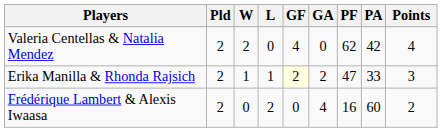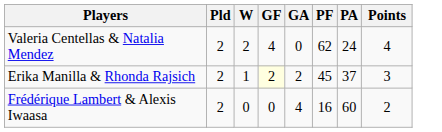- column: (270, 15)
(374, 46) 42 -> (349, 46) 24
(349, 76) 47 -> (325, 76) 45
(374, 76) 33 -> (349, 76) 37
